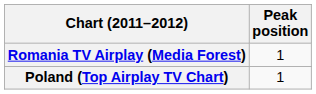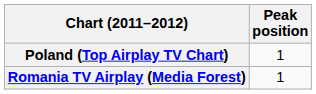rows swapped: (127, 77) <-> (127, 54)
